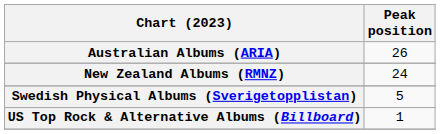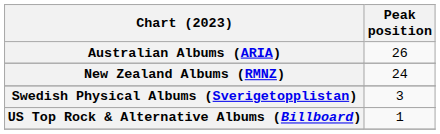(400, 96) 5 -> (400, 96) 3
